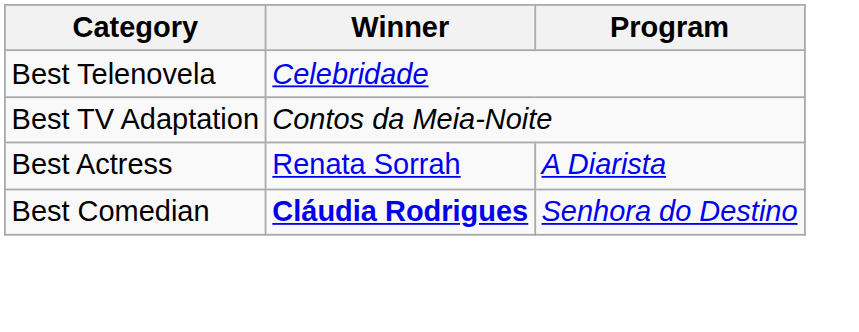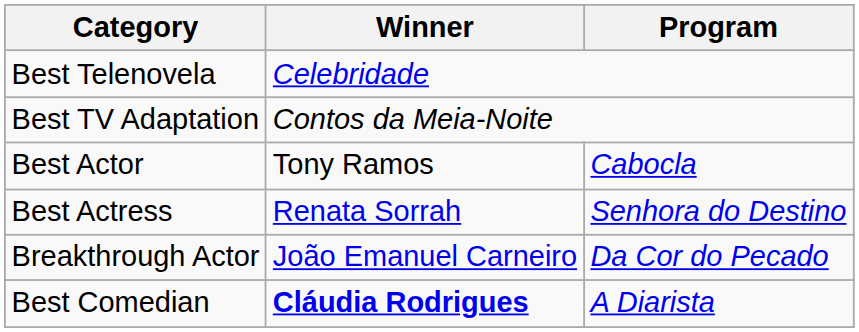+ row: (78, 165)
(604, 165) A Diarista -> (718, 211) Senhora do Destino
+ row: (136, 257)
(670, 211) Senhora do Destino -> (653, 303) A Diarista
